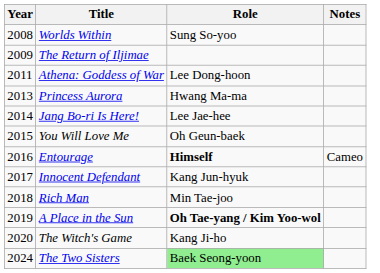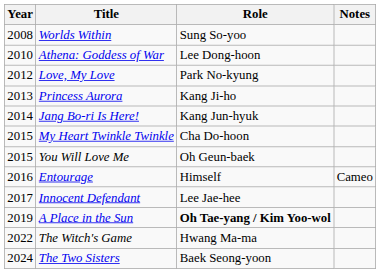- row: (94, 55)
(20, 75) 2011 -> (20, 55) 2010
+ row: (77, 75)
(208, 95) Hwang Ma-ma -> (208, 95) Kang Ji-ho
(200, 116) Lee Jae-hee -> (219, 116) Kang Jun-hyuk
+ row: (106, 136)
(191, 156) bold -> (200, 177) normal
(209, 177) Kang Jun-hyuk -> (210, 197) Lee Jae-hee
- row: (64, 197)
(20, 237) 2020 -> (20, 237) 2022
(198, 237) Kang Ji-ho -> (218, 237) Hwang Ma-ma
(215, 258) lightgreen background -> (225, 258) no background
